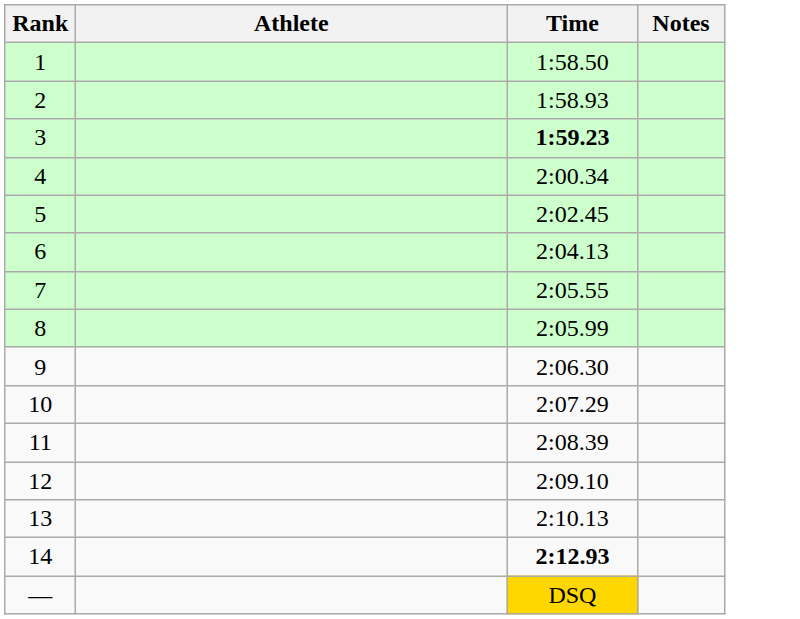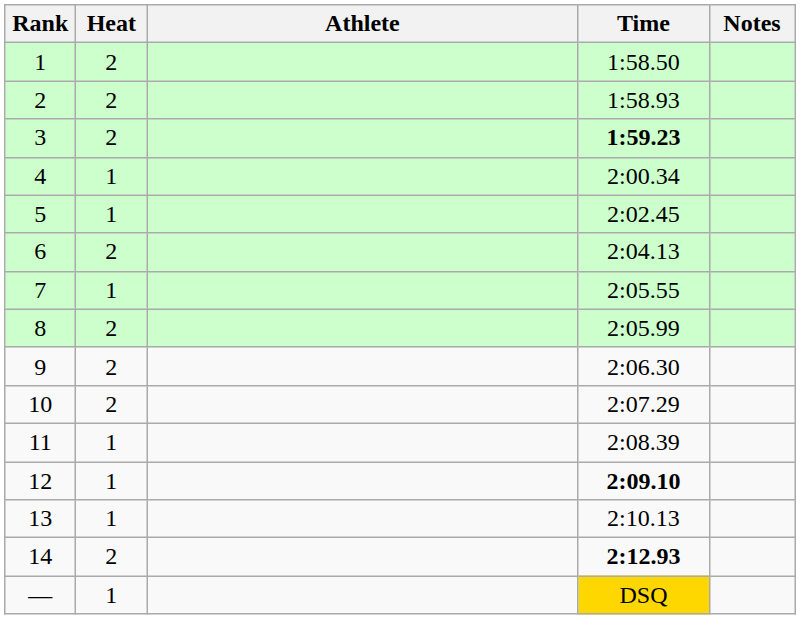+ column: (111, 23)
(572, 480) normal -> (643, 480) bold
